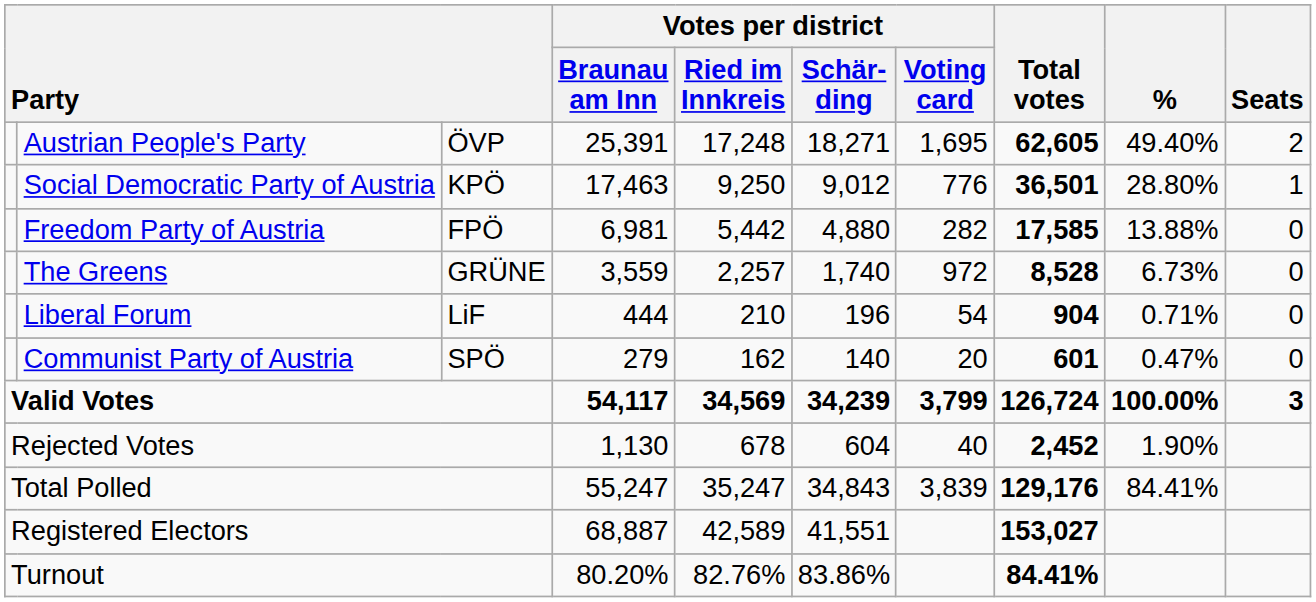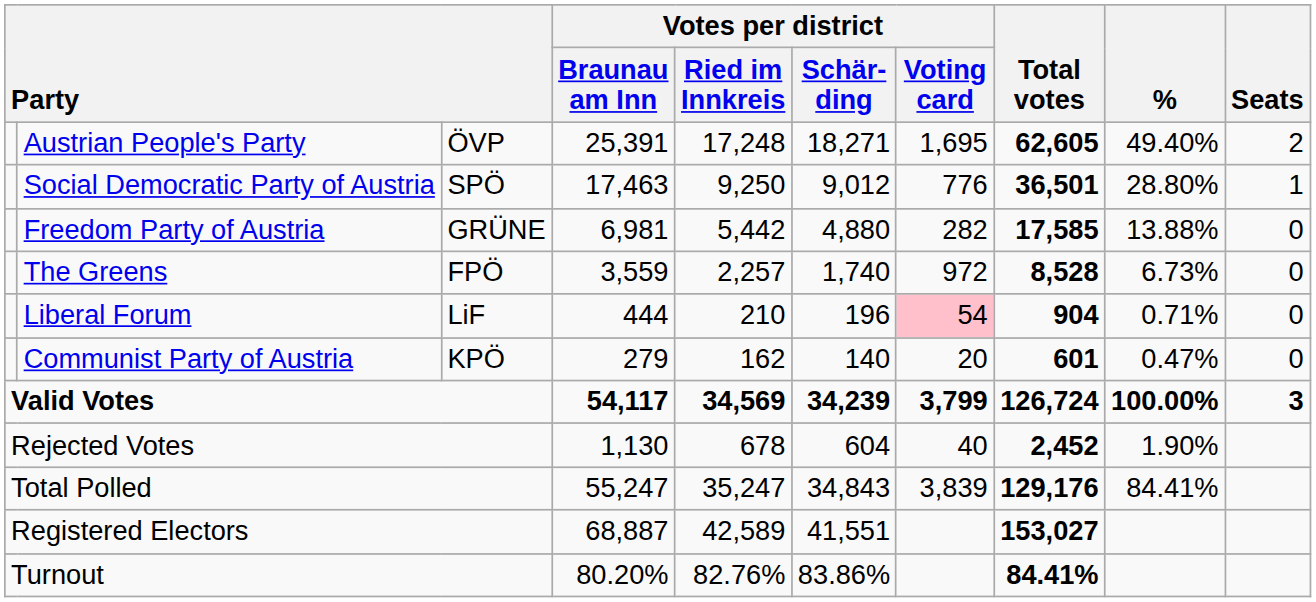(476, 186) KPÖ -> (476, 186) SPÖ
(475, 229) FPÖ -> (496, 229) GRÜNE
(496, 272) GRÜNE -> (475, 272) FPÖ
(973, 315) no background -> (973, 315) pink background
(476, 358) SPÖ -> (476, 358) KPÖ
